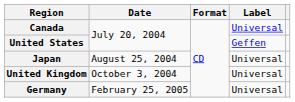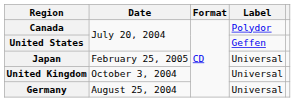(257, 28) Universal -> (252, 28) Polydor
(134, 58) August 25, 2004 -> (140, 58) February 25, 2005
(140, 89) February 25, 2005 -> (134, 89) August 25, 2004
